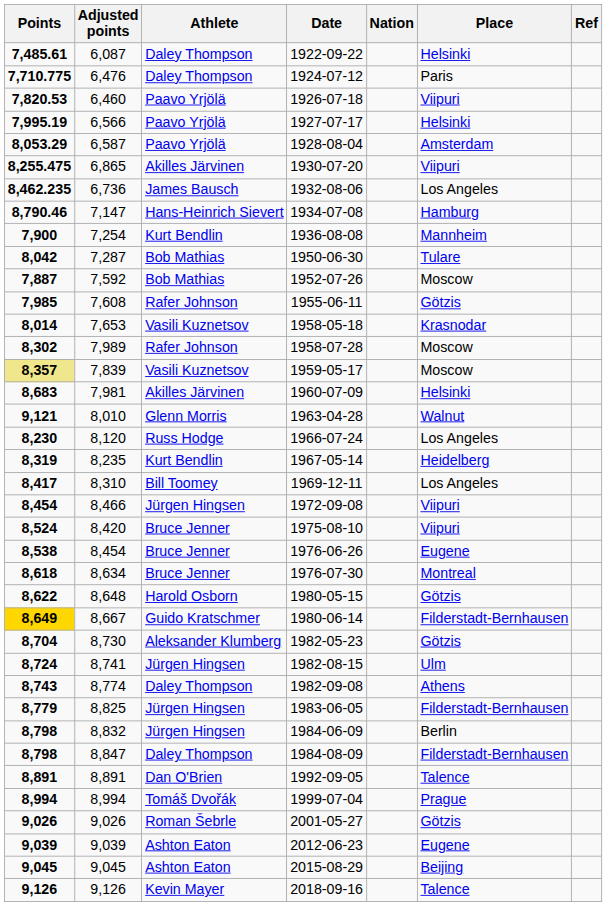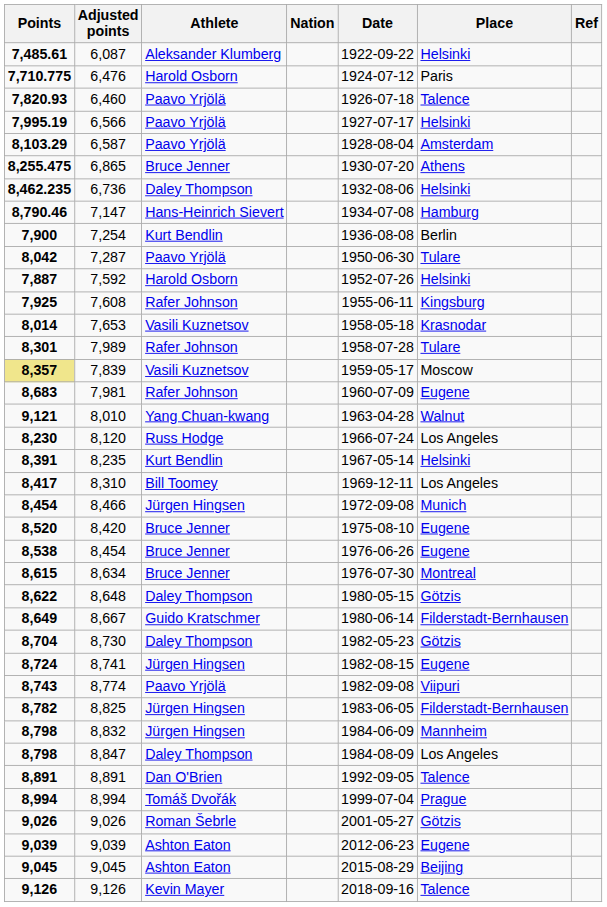columns swapped: (392, 23) <-> (327, 23)
(199, 54) Daley Thompson -> (213, 54) Aleksander Klumberg
(199, 76) Daley Thompson -> (191, 76) Harold Osborn
(39, 99) 7,820.53 -> (39, 99) 7,820.93
(440, 99) Viipuri -> (445, 99) Talence
(39, 144) 8,053.29 -> (39, 144) 8,103.29
(195, 167) Akilles Järvinen -> (187, 167) Bruce Jenner
(440, 167) Viipuri -> (443, 167) Athens
(192, 189) James Bausch -> (199, 189) Daley Thompson
(459, 189) Los Angeles -> (445, 189) Helsinki
(454, 235) Mannheim -> (439, 235) Berlin
(185, 257) Bob Mathias -> (185, 257) Paavo Yrjölä
(185, 280) Bob Mathias -> (191, 280) Harold Osborn
(447, 280) Moscow -> (445, 280) Helsinki
(39, 302) 7,985 -> (39, 302) 7,925
(441, 302) Götzis -> (453, 302) Kingsburg
(39, 347) 8,302 -> (39, 347) 8,301
(447, 347) Moscow -> (440, 347) Tulare
(195, 393) Akilles Järvinen -> (191, 393) Rafer Johnson
(445, 393) Helsinki -> (445, 393) Eugene
(186, 415) Glenn Morris -> (207, 415) Yang Chuan-kwang
(39, 460) 8,319 -> (39, 460) 8,391
(455, 460) Heidelberg -> (445, 460) Helsinki
(440, 506) Viipuri -> (443, 506) Munich
(39, 528) 8,524 -> (39, 528) 8,520
(440, 528) Viipuri -> (445, 528) Eugene
(39, 573) 8,618 -> (39, 573) 8,615
(191, 596) Harold Osborn -> (199, 596) Daley Thompson
(39, 618) gold background -> (39, 618) no background
(213, 641) Aleksander Klumberg -> (199, 641) Daley Thompson
(433, 664) Ulm -> (445, 664) Eugene
(199, 686) Daley Thompson -> (185, 686) Paavo Yrjölä
(443, 686) Athens -> (440, 686) Viipuri
(39, 709) 8,779 -> (39, 709) 8,782
(439, 731) Berlin -> (454, 731) Mannheim
(494, 754) Filderstadt-Bernhausen -> (459, 754) Los Angeles
